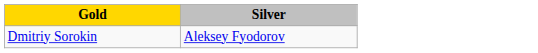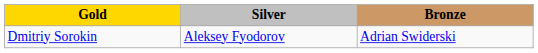+ column: (445, 15)
